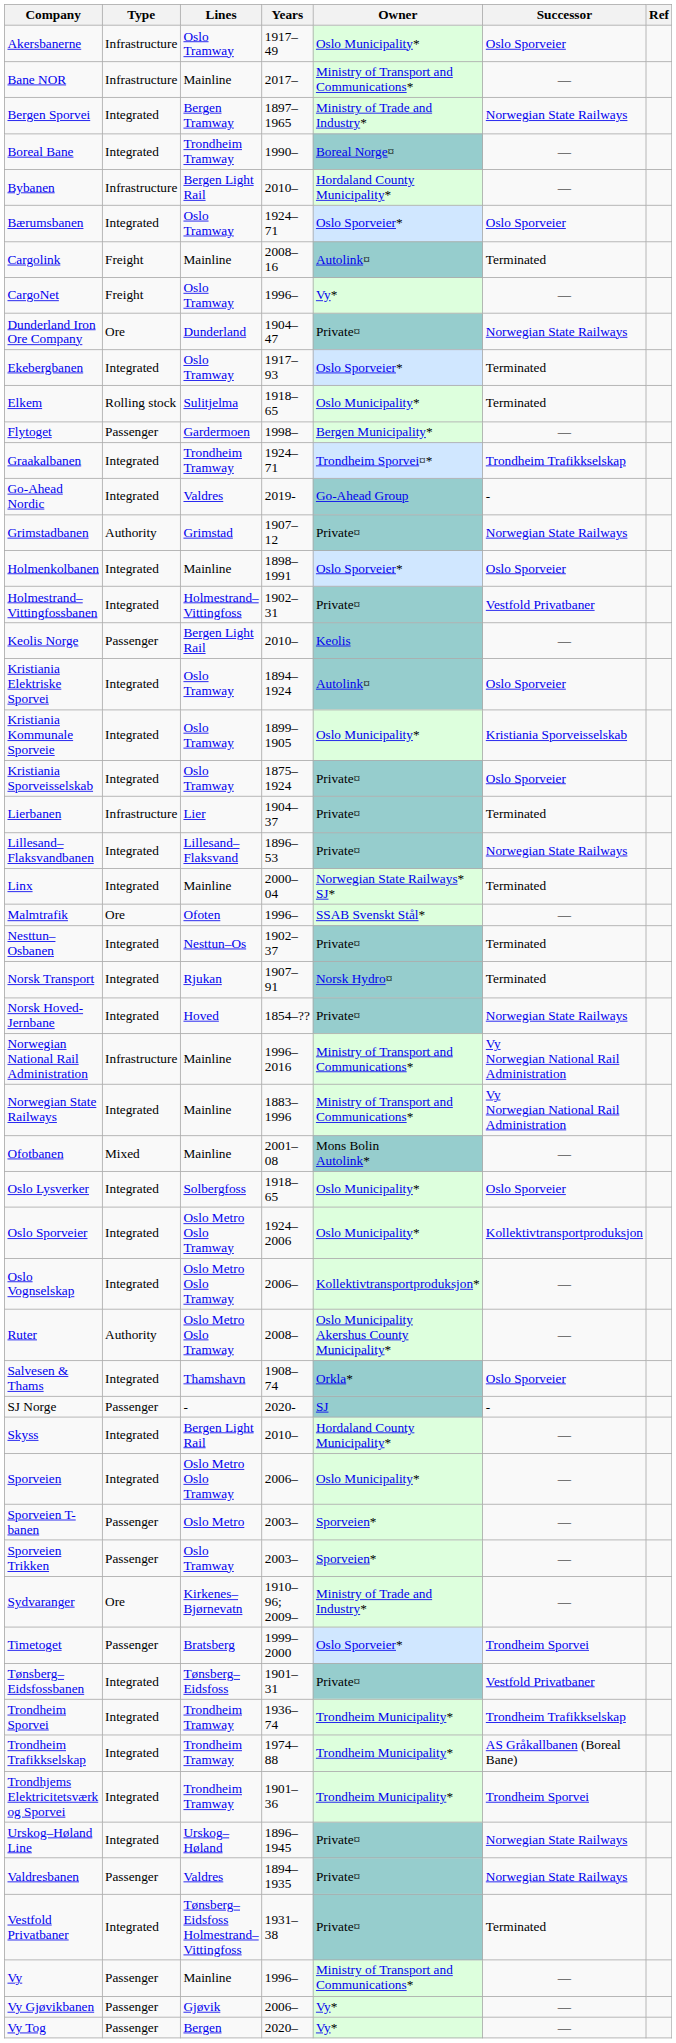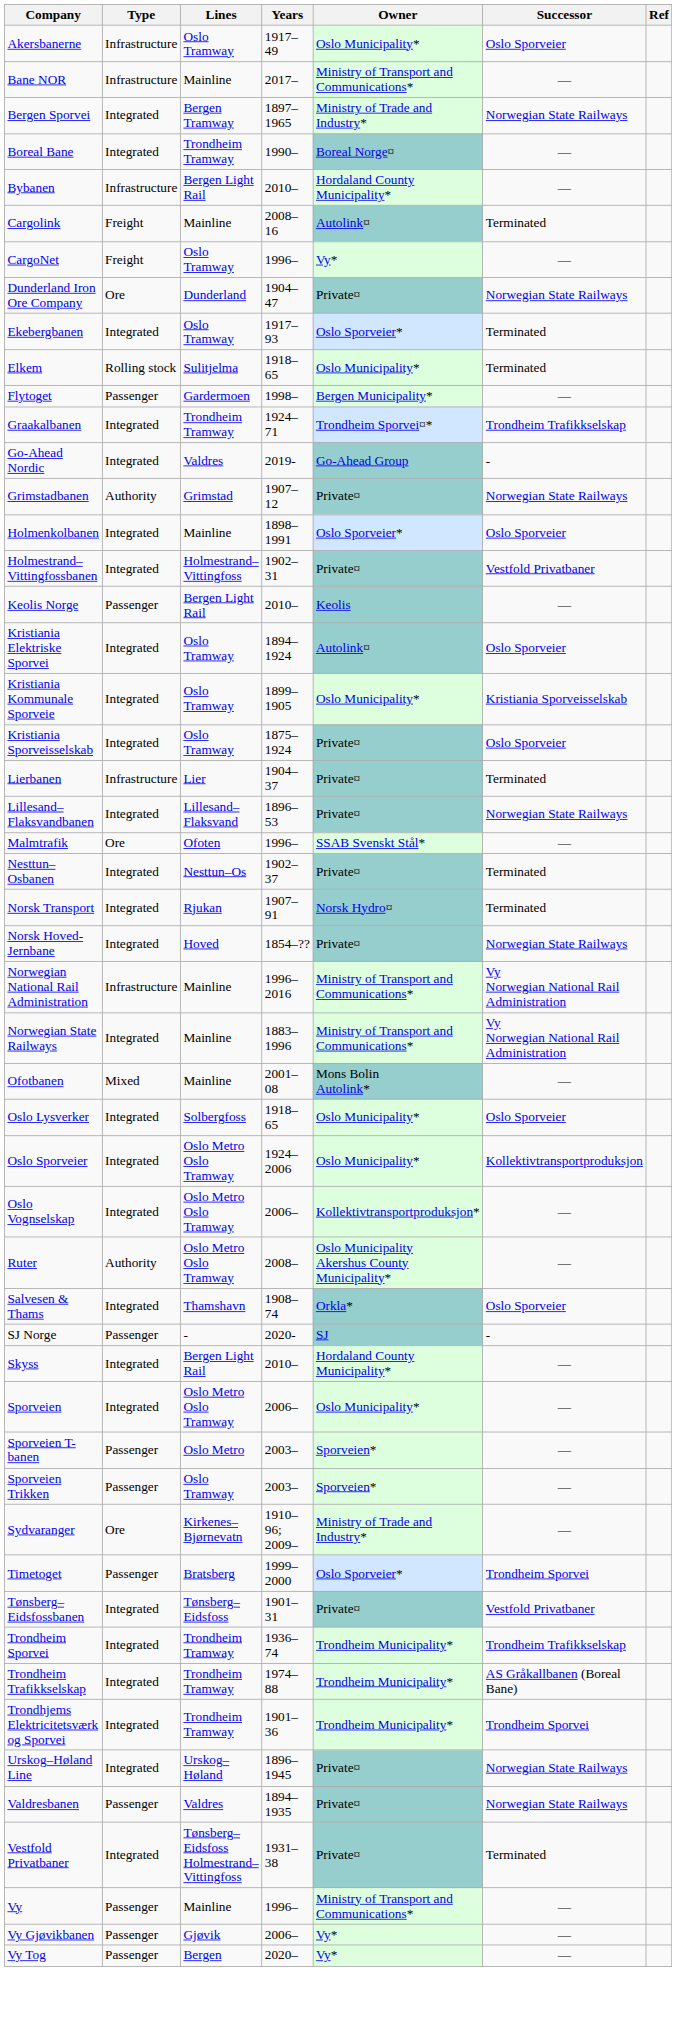- row: (45, 223)
- row: (20, 886)
